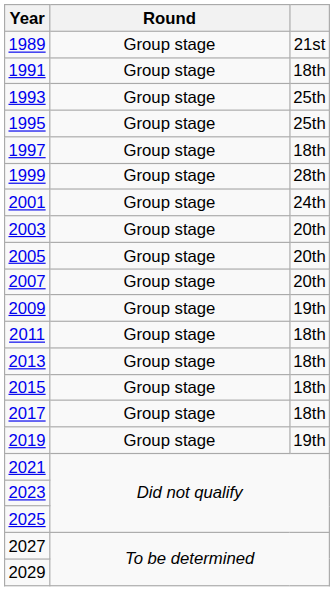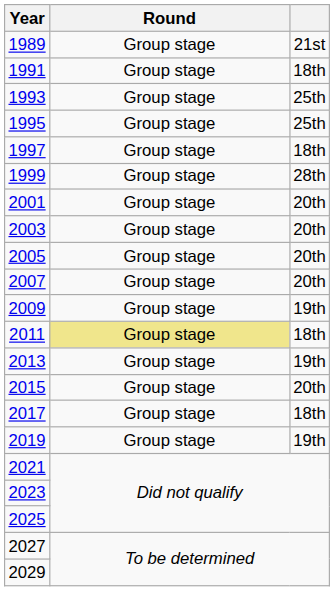(310, 203) 24th -> (310, 203) 20th
(169, 335) no background -> (169, 335) khaki background
(310, 361) 18th -> (310, 361) 19th
(310, 388) 18th -> (310, 388) 20th
